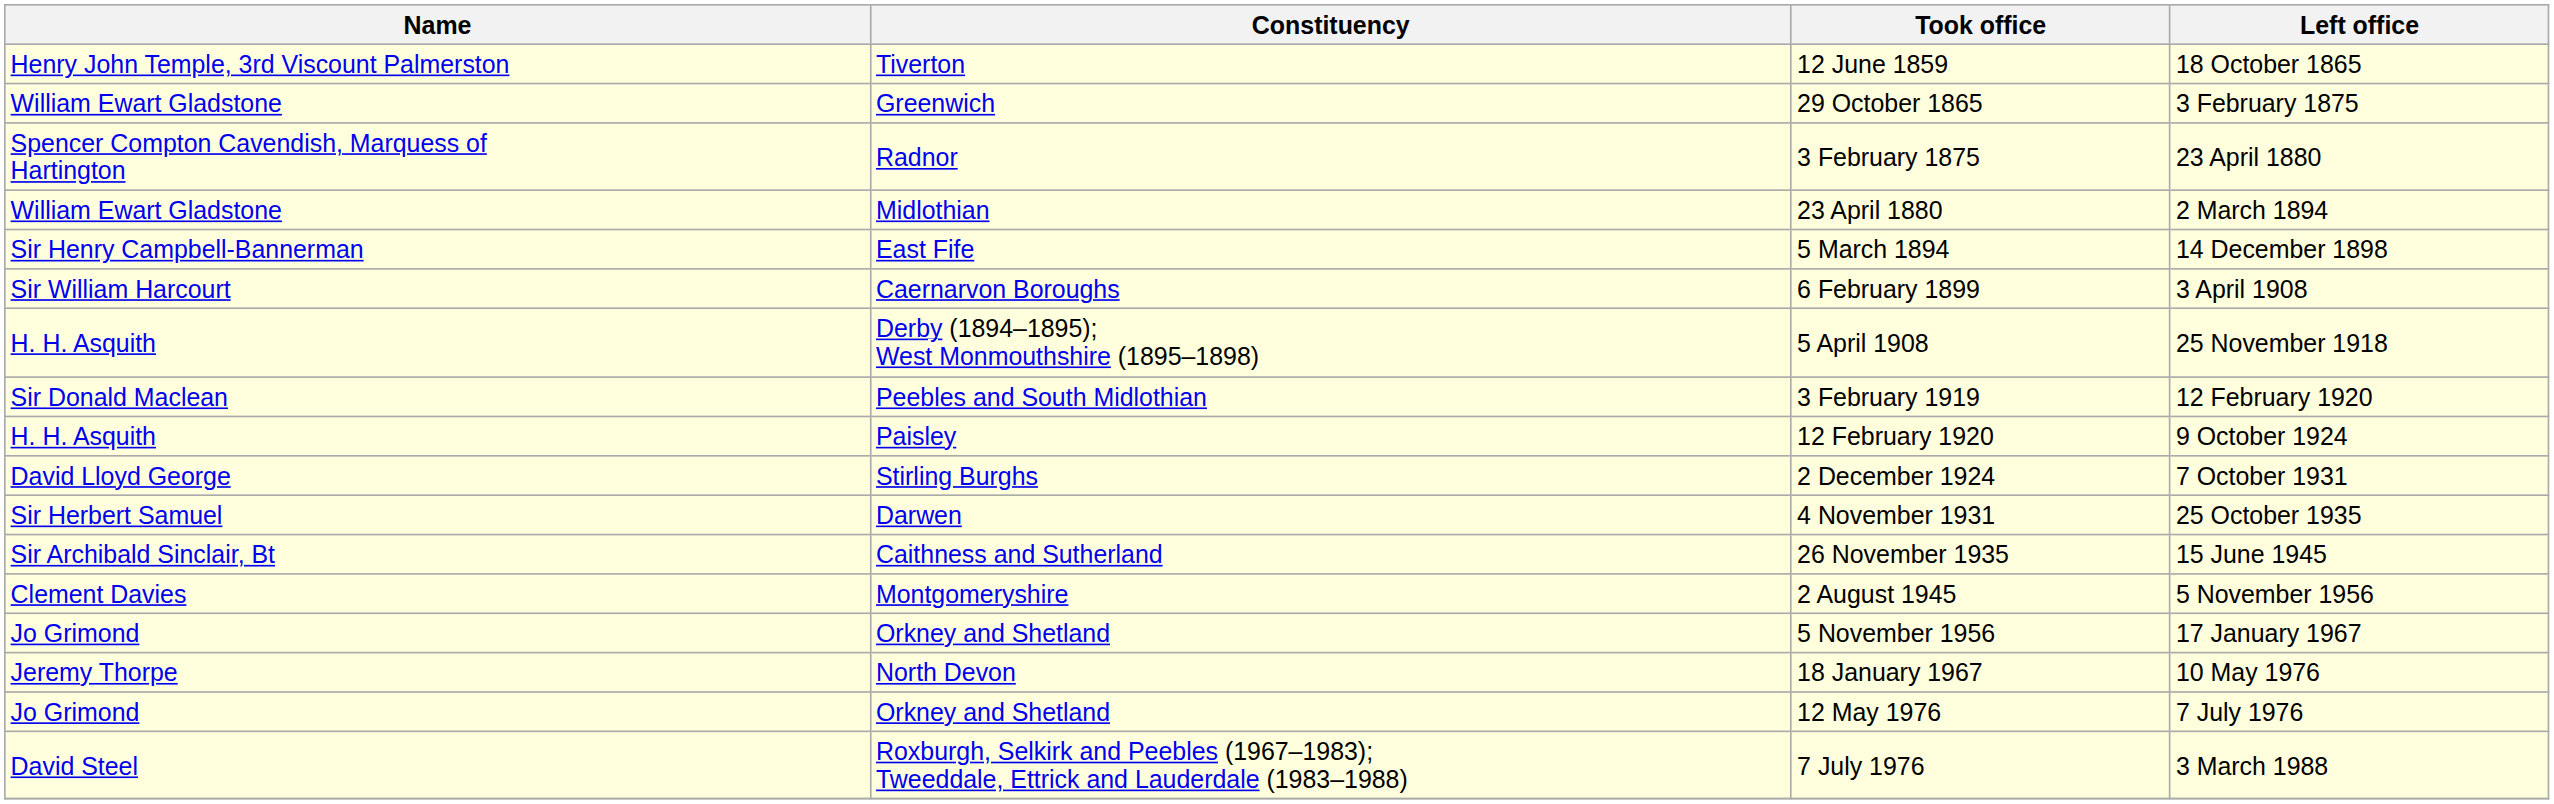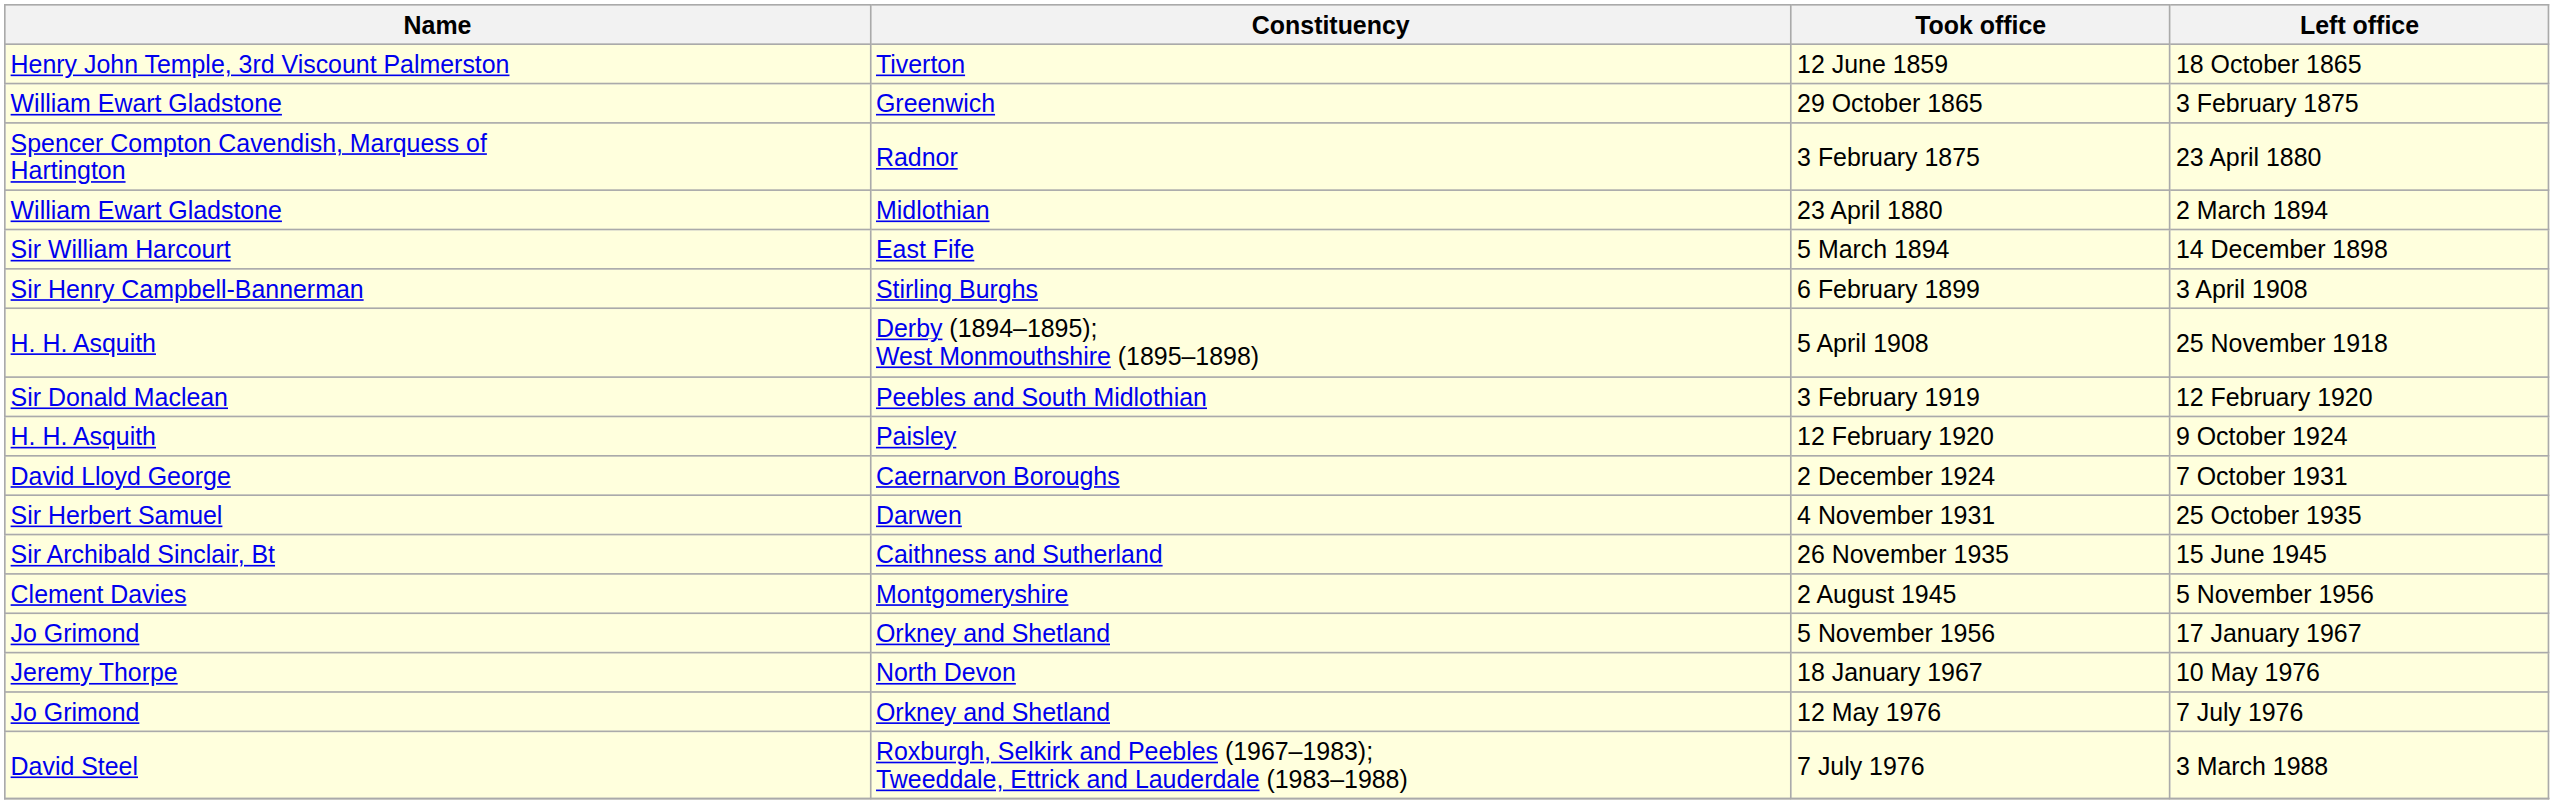(187, 250) Sir Henry Campbell-Bannerman -> (121, 250) Sir William Harcourt
(121, 289) Sir William Harcourt -> (187, 289) Sir Henry Campbell-Bannerman
(998, 289) Caernarvon Boroughs -> (957, 289) Stirling Burghs
(957, 475) Stirling Burghs -> (998, 475) Caernarvon Boroughs
